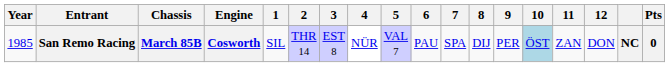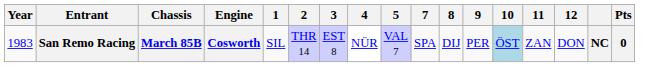- column: (426, 15)
(20, 43) 1985 -> (20, 43) 1983
